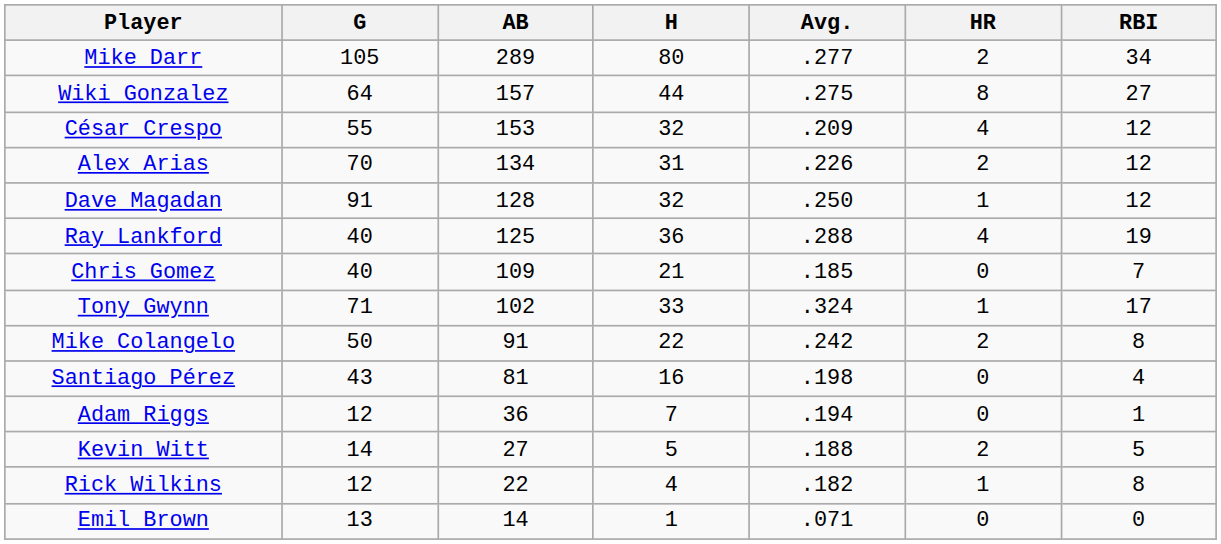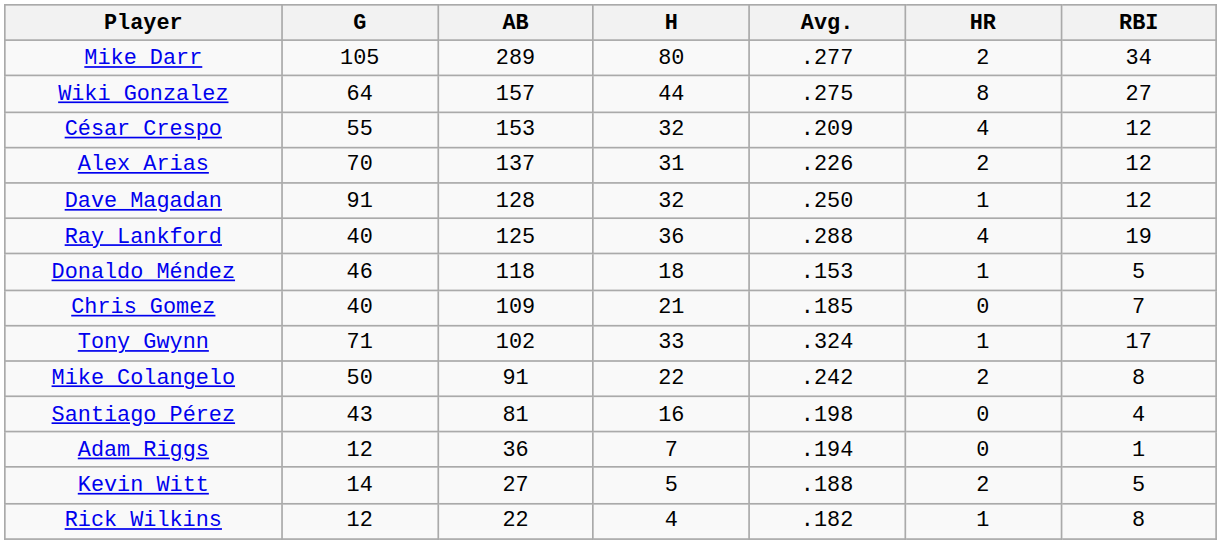(515, 165) 134 -> (515, 165) 137
+ row: (143, 272)
- row: (143, 521)
